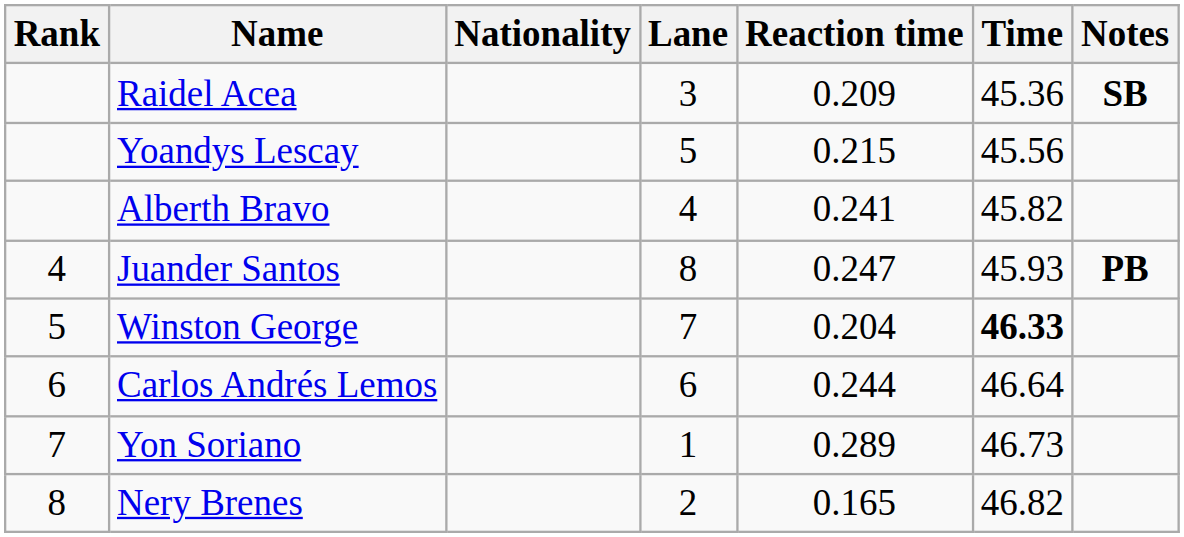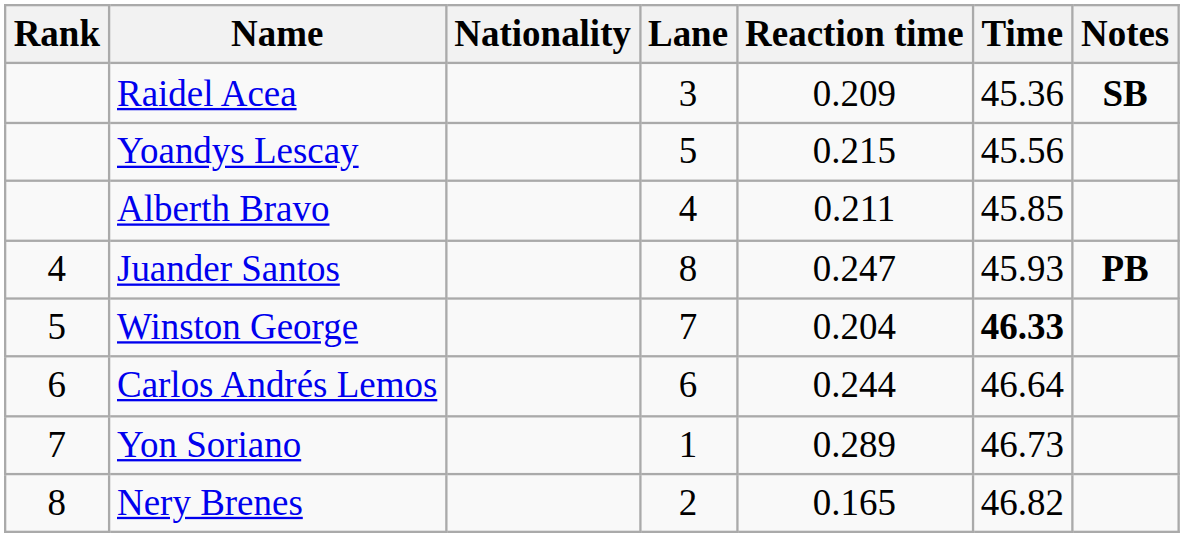(854, 209) 0.241 -> (854, 209) 0.211
(1022, 209) 45.82 -> (1022, 209) 45.85
